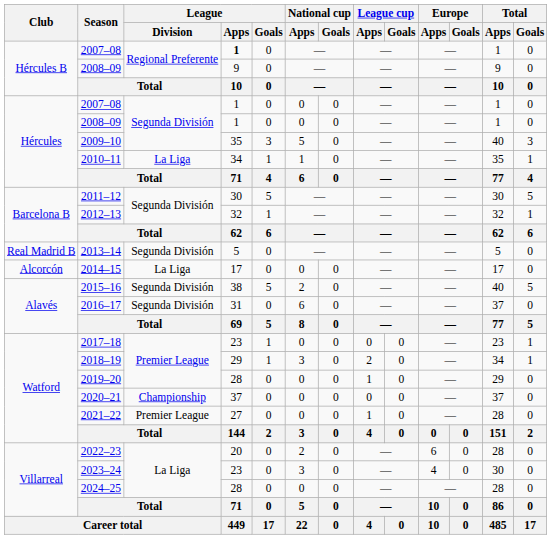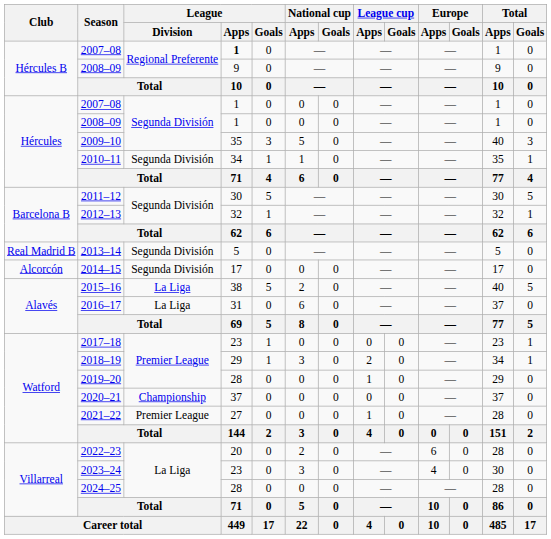(172, 159) La Liga -> (172, 159) Segunda División
(172, 269) La Liga -> (172, 269) Segunda División
(172, 287) Segunda División -> (172, 287) La Liga
(172, 305) Segunda División -> (172, 305) La Liga
